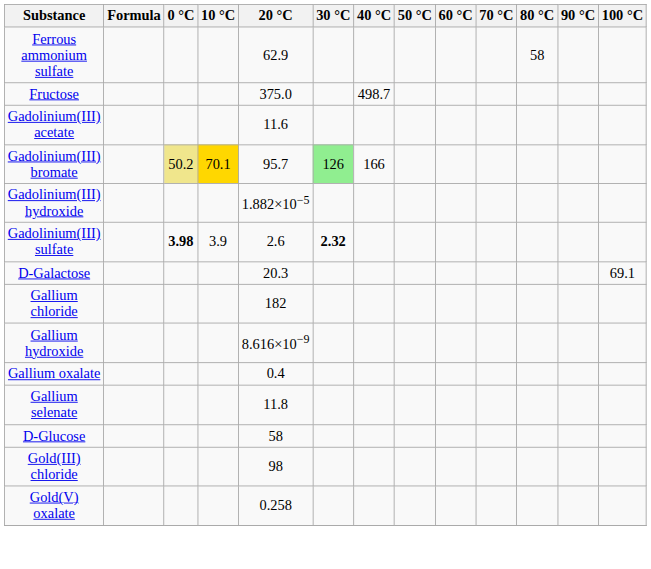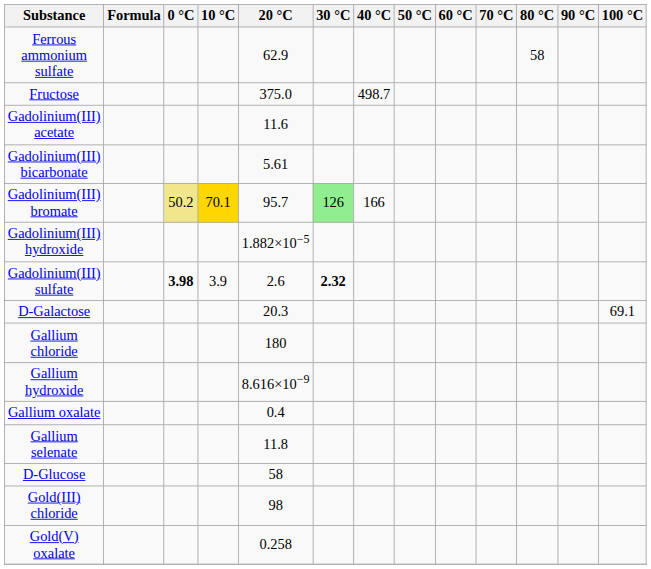+ row: (54, 163)
(276, 303) 182 -> (276, 342) 180
